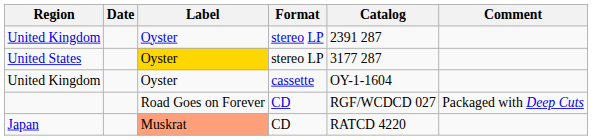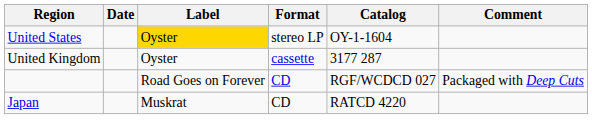- row: (54, 37)
(356, 59) 3177 287 -> (361, 37) OY-1-1604
(361, 80) OY-1-1604 -> (356, 59) 3177 287
(164, 124) lightsalmon background -> (164, 102) no background
